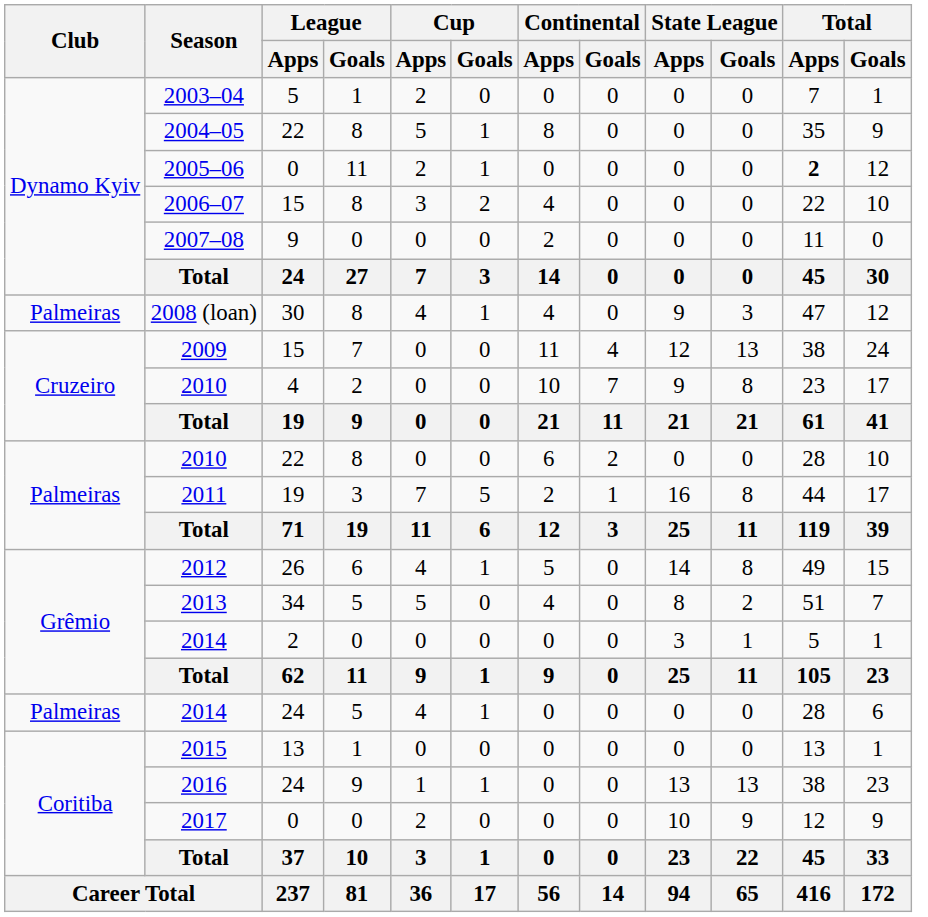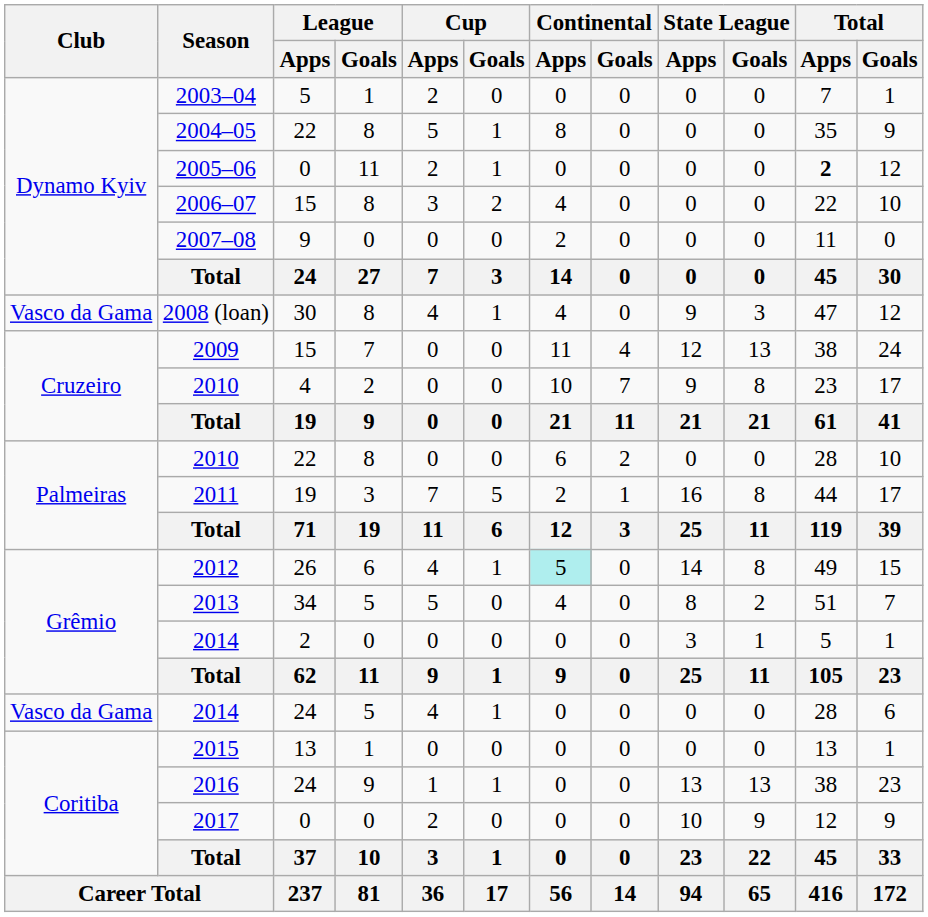(75, 312) Palmeiras -> (81, 312) Vasco da Gama
(549, 566) no background -> (561, 566) paleturquoise background
(75, 712) Palmeiras -> (81, 712) Vasco da Gama
